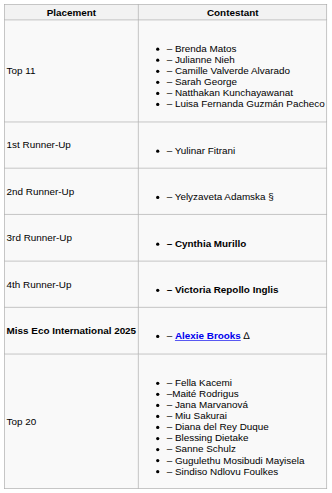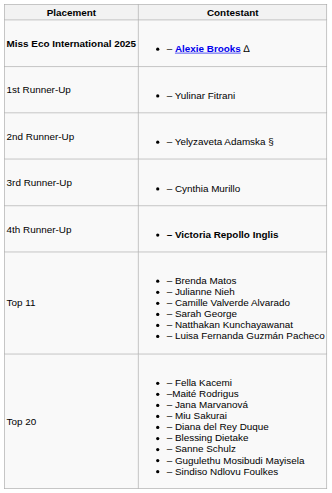rows swapped: (71, 331) <-> (21, 71)
(233, 243) bold -> (233, 188) normal
